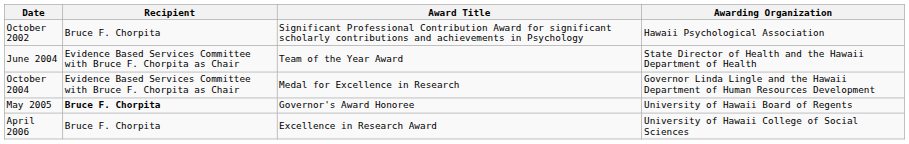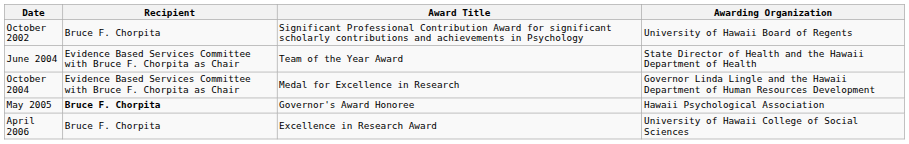(734, 33) Hawaii Psychological Association -> (748, 33) University of Hawaii Board of Regents
(748, 105) University of Hawaii Board of Regents -> (734, 105) Hawaii Psychological Association
